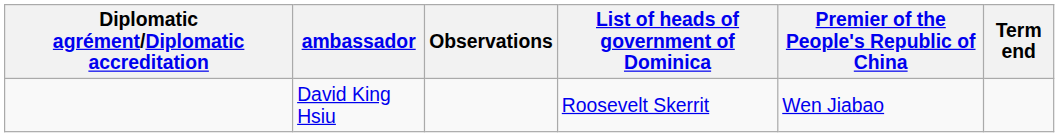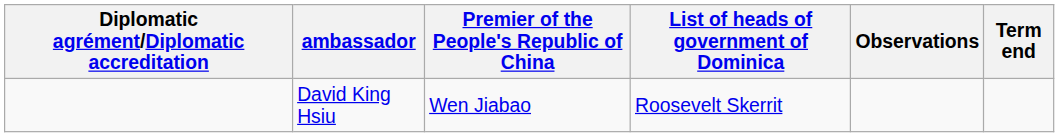columns swapped: (491, 41) <-> (881, 41)
